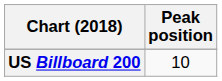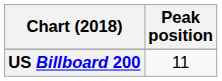(181, 62) 10 -> (181, 62) 11
